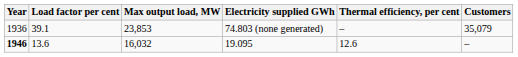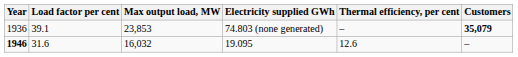(478, 28) normal -> (478, 28) bold
(40, 44) 13.6 -> (40, 44) 31.6
